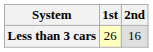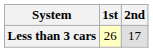(135, 36) 16 -> (135, 36) 17
